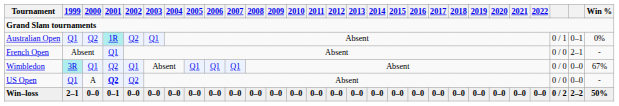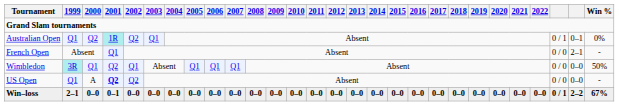(599, 66) 67% -> (599, 66) 50%
(559, 94) 0 / 2 -> (559, 94) 0 / 1
(599, 94) 50% -> (599, 94) 67%
